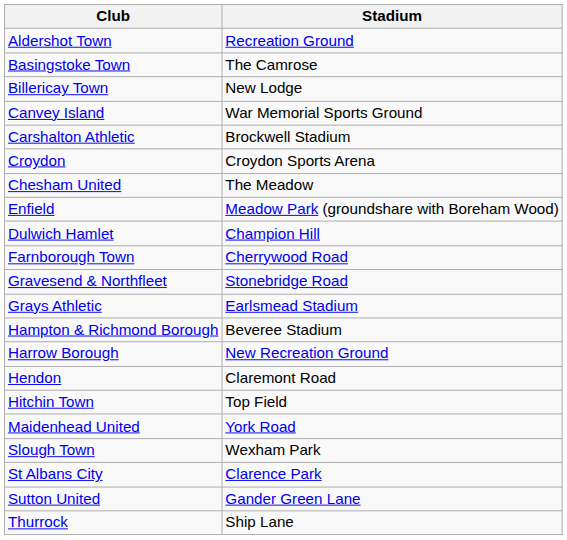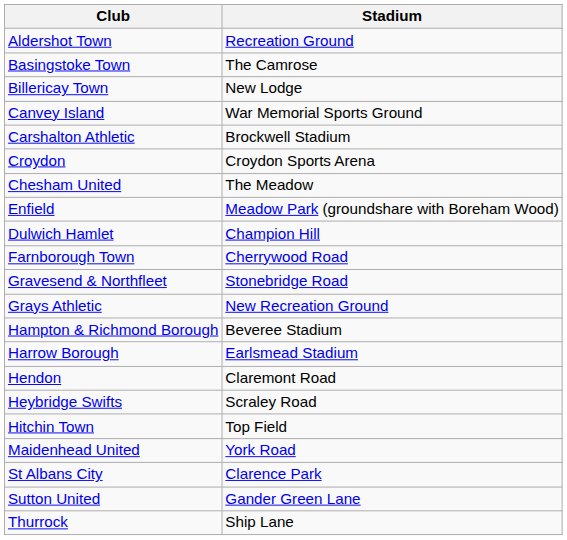(292, 305) Earlsmead Stadium -> (307, 305) New Recreation Ground
(307, 354) New Recreation Ground -> (292, 354) Earlsmead Stadium
+ row: (65, 402)
- row: (51, 450)
